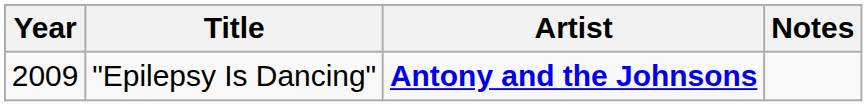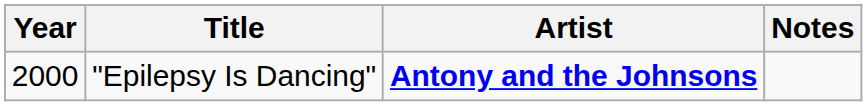(45, 75) 2009 -> (45, 75) 2000
